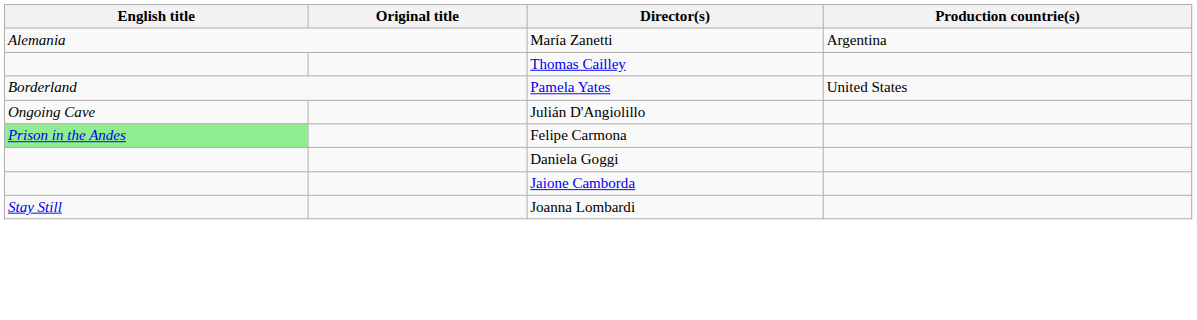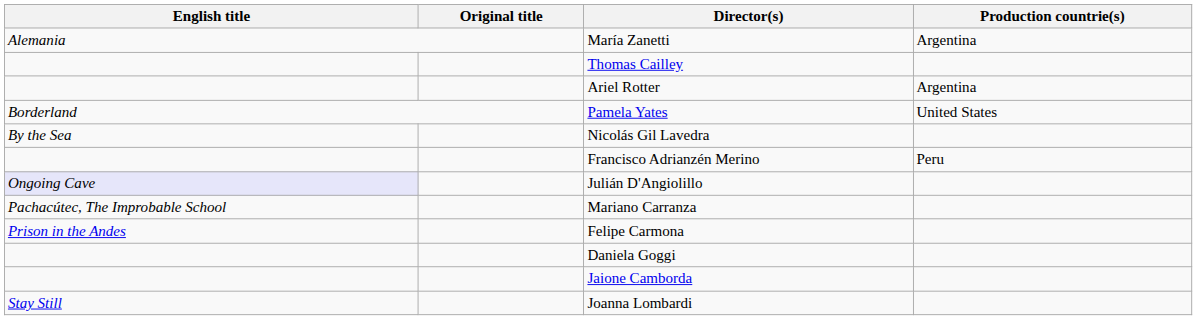+ row: (624, 87)
+ row: (648, 135)
+ row: (673, 159)
(52, 111) no background -> (52, 183) lavender background
+ row: (642, 207)
(67, 135) lightgreen background -> (67, 231) no background
